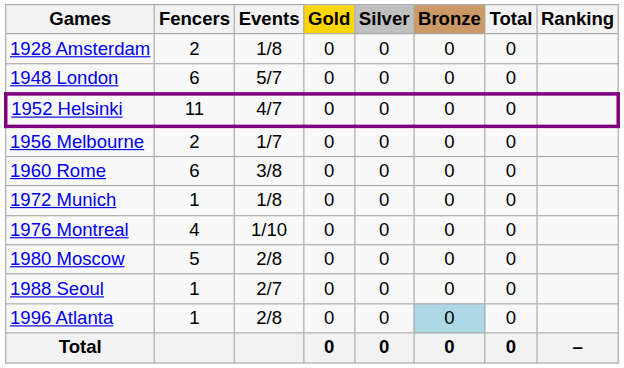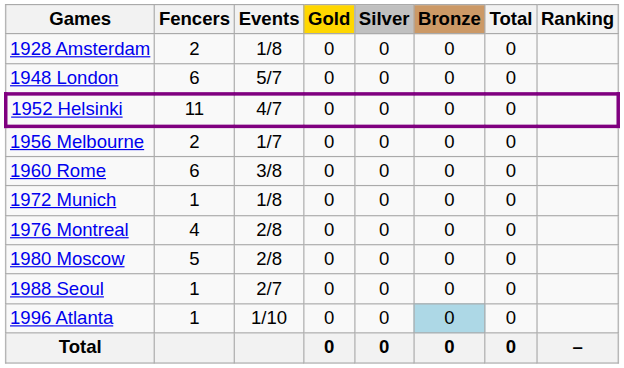(269, 229) 1/10 -> (269, 229) 2/8
(269, 318) 2/8 -> (269, 318) 1/10
